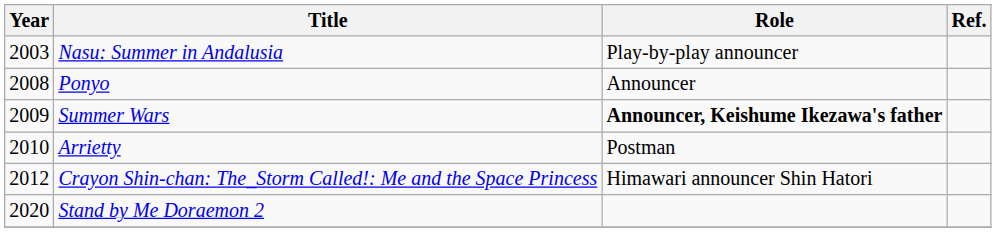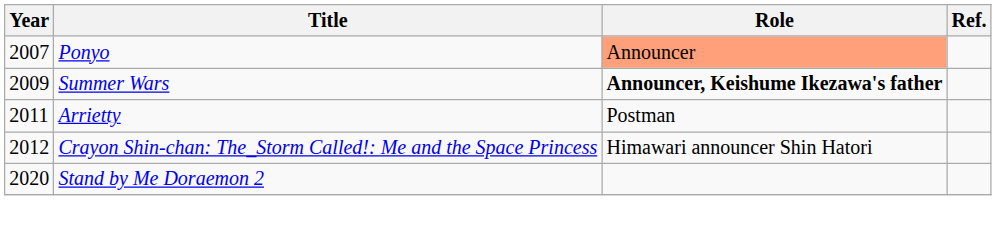- row: (171, 52)
(29, 83) 2008 -> (29, 52) 2007
(651, 83) no background -> (651, 52) lightsalmon background
(29, 147) 2010 -> (29, 115) 2011
